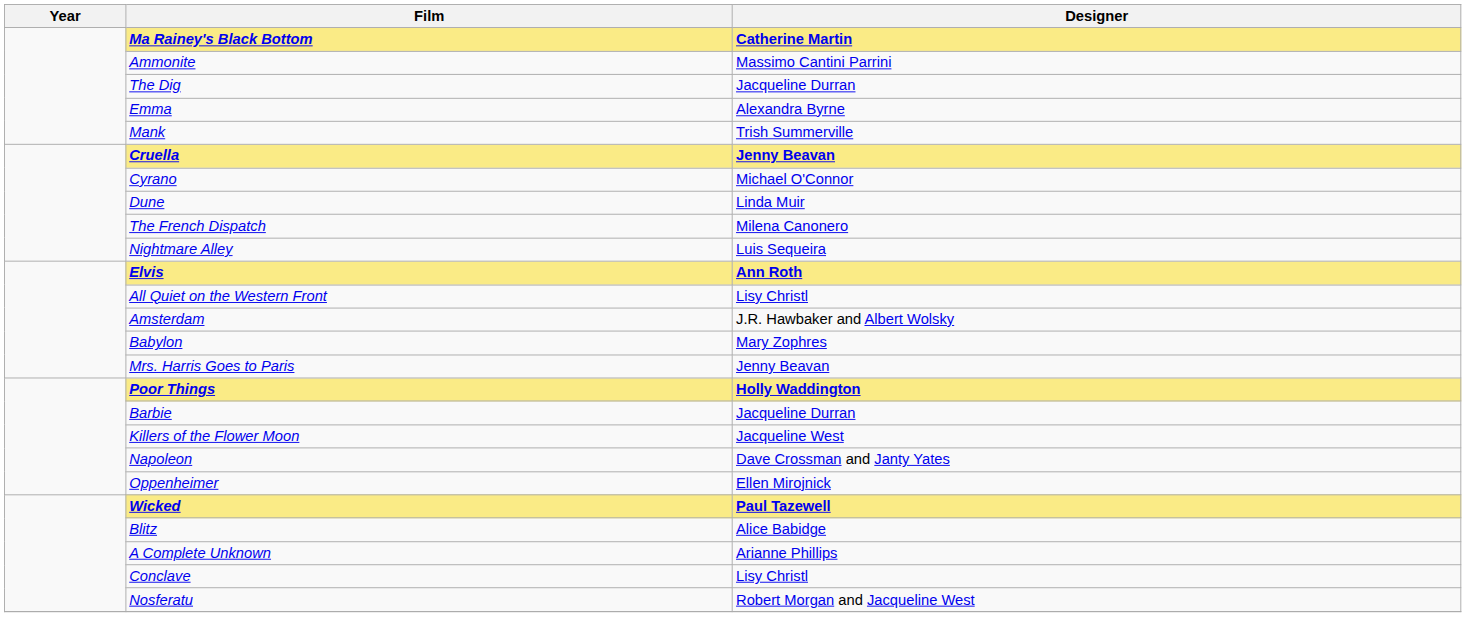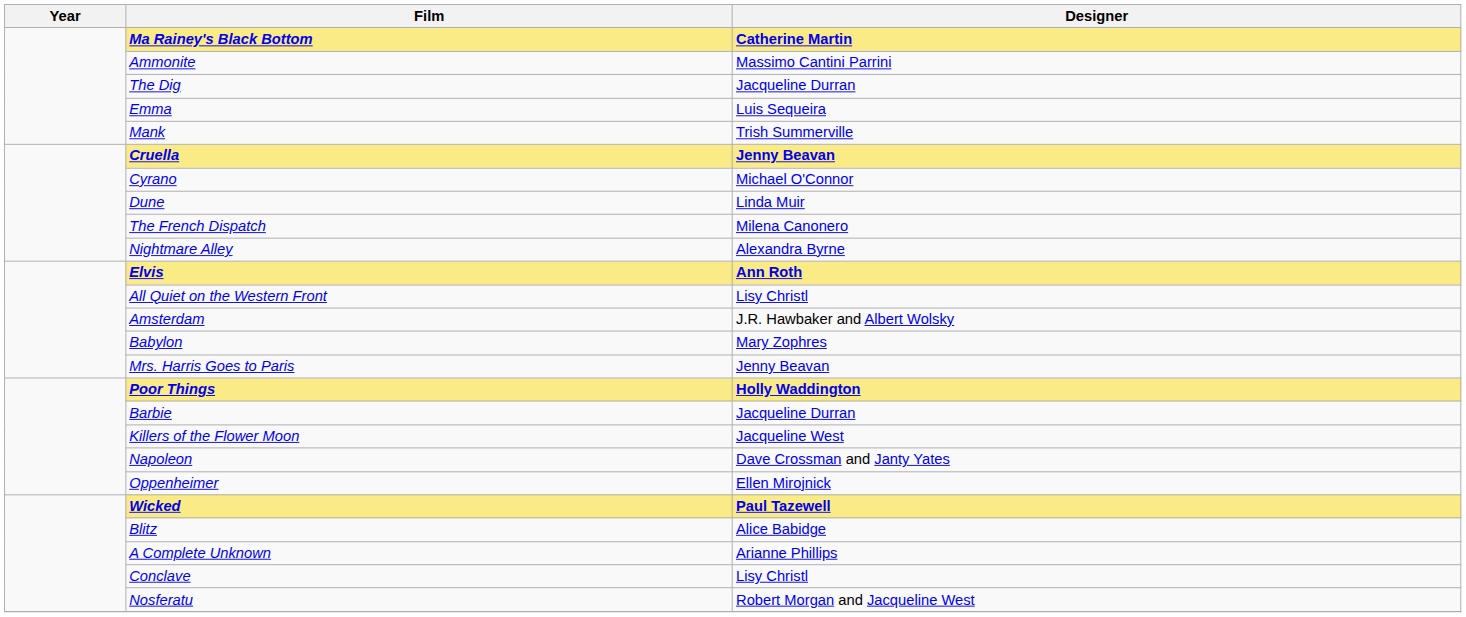(790, 109) Alexandra Byrne -> (781, 109) Luis Sequeira
(781, 249) Luis Sequeira -> (790, 249) Alexandra Byrne
